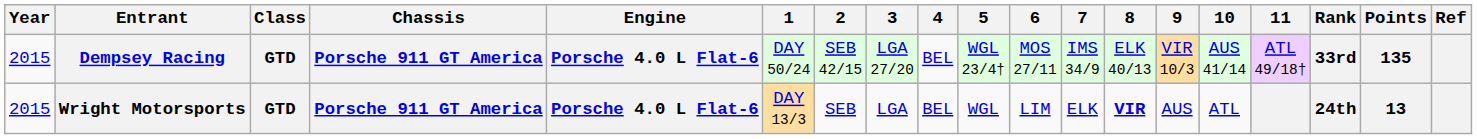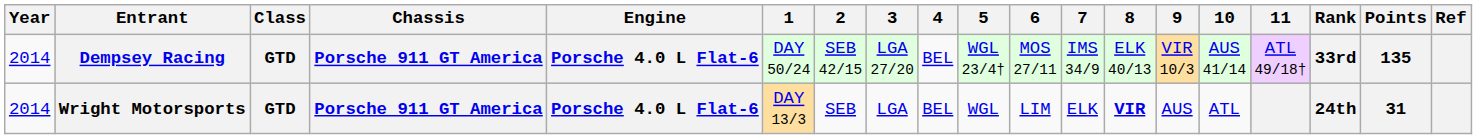(30, 58) 2015 -> (30, 58) 2014
(30, 108) 2015 -> (30, 108) 2014
(1396, 108) 13 -> (1396, 108) 31
